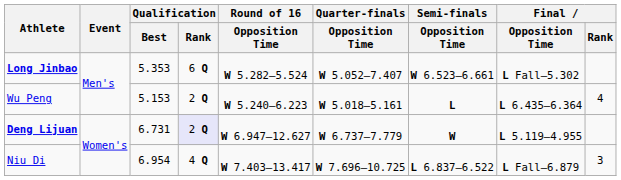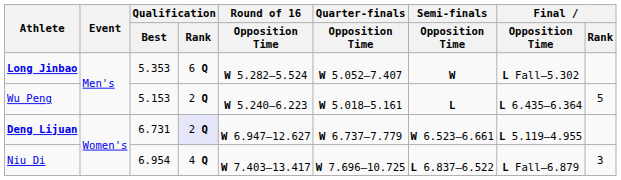(452, 74) W 6.523–6.661 -> (452, 74) W
(600, 99) 4 -> (600, 99) 5
(452, 136) W -> (452, 136) W 6.523–6.661
